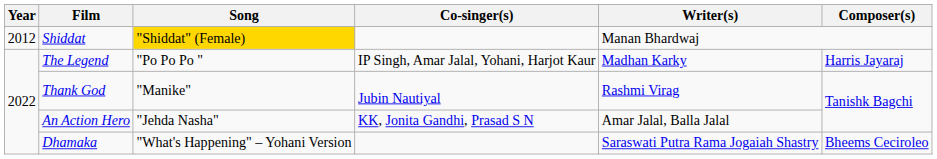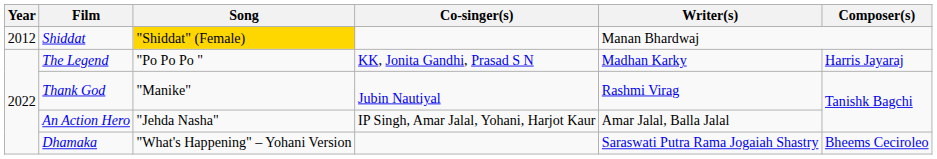(477, 60) IP Singh, Amar Jalal, Yohani, Harjot Kaur -> (446, 60) KK, Jonita Gandhi, Prasad S N
(446, 120) KK, Jonita Gandhi, Prasad S N -> (477, 120) IP Singh, Amar Jalal, Yohani, Harjot Kaur
